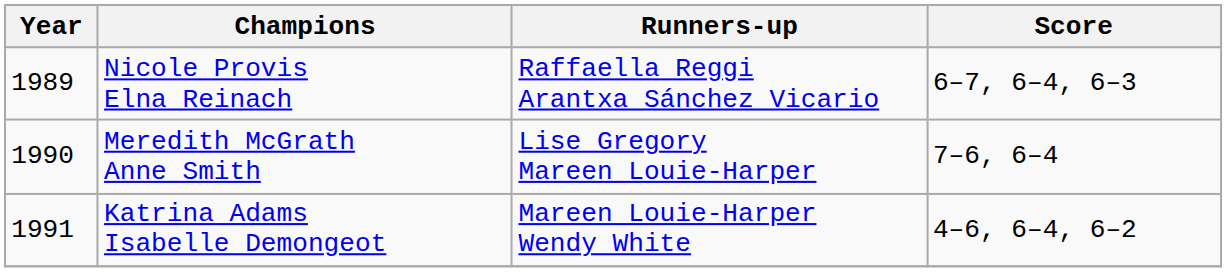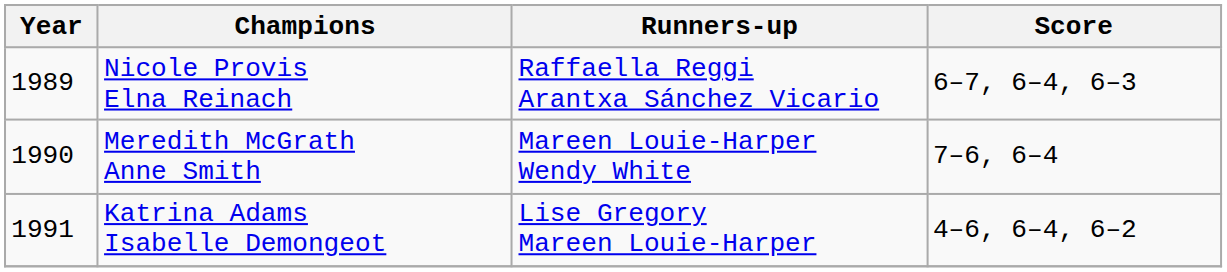(667, 157) Lise Gregory Mareen Louie-Harper -> (667, 157) Mareen Louie-Harper Wendy White
(667, 229) Mareen Louie-Harper Wendy White -> (667, 229) Lise Gregory Mareen Louie-Harper
